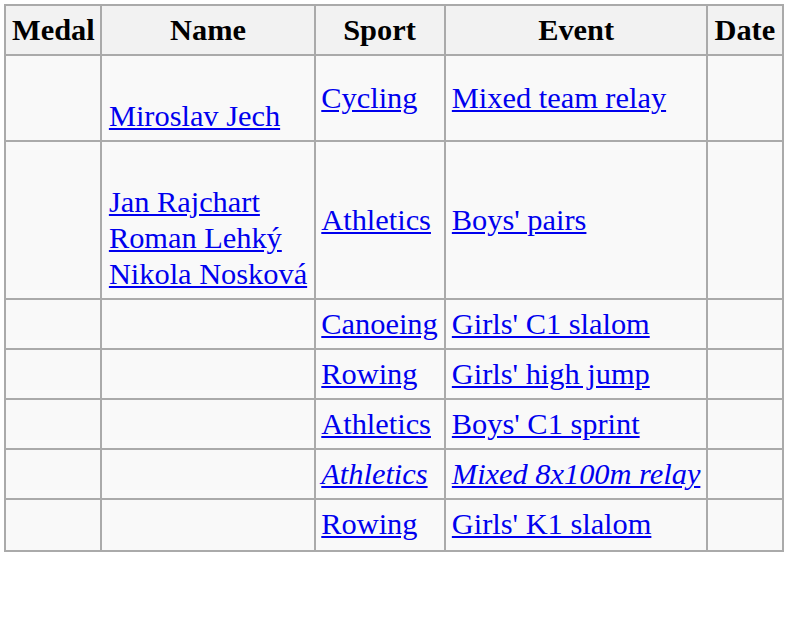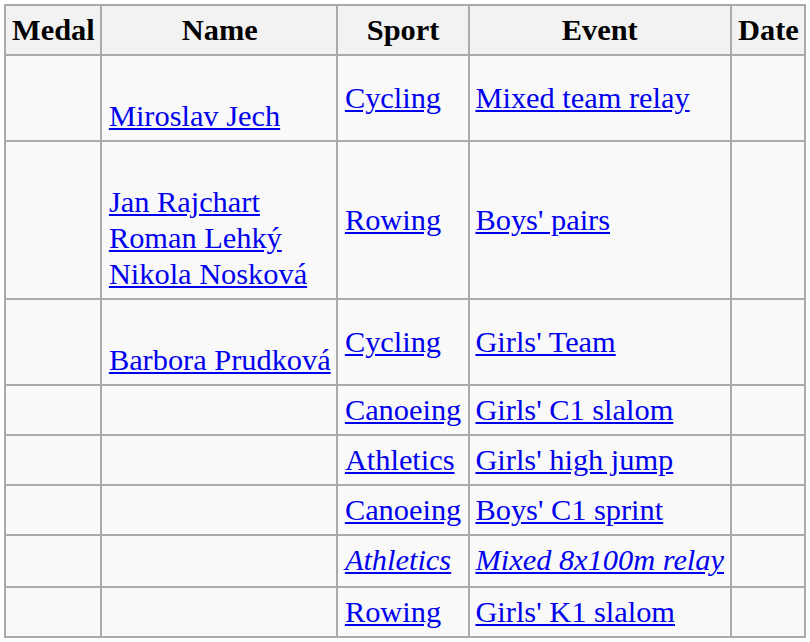(376, 220) Athletics -> (393, 220) Rowing
+ row: (546, 342)
(369, 374) Rowing -> (400, 460) Athletics
(376, 424) Athletics -> (403, 510) Canoeing
